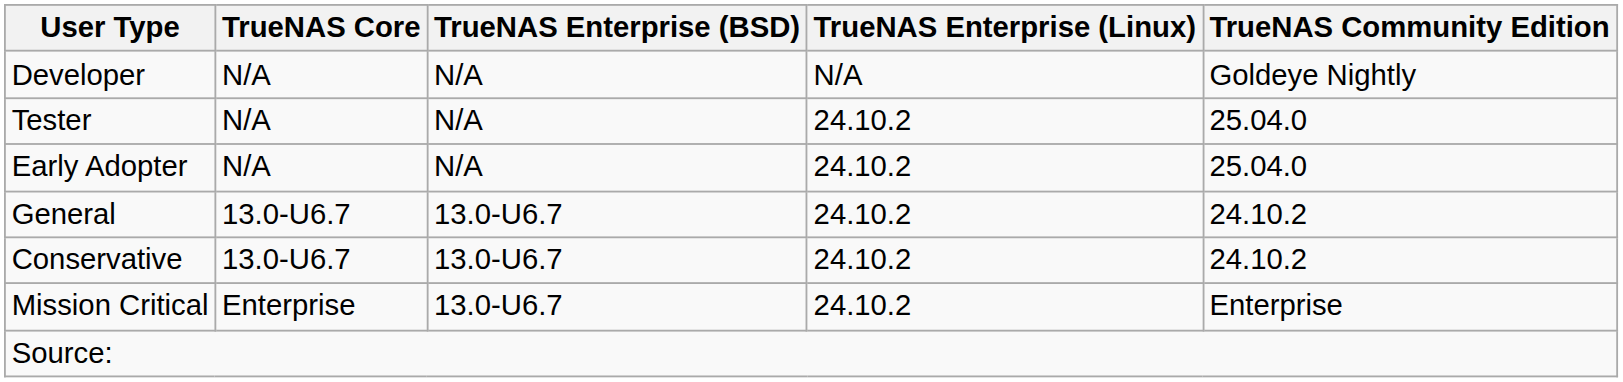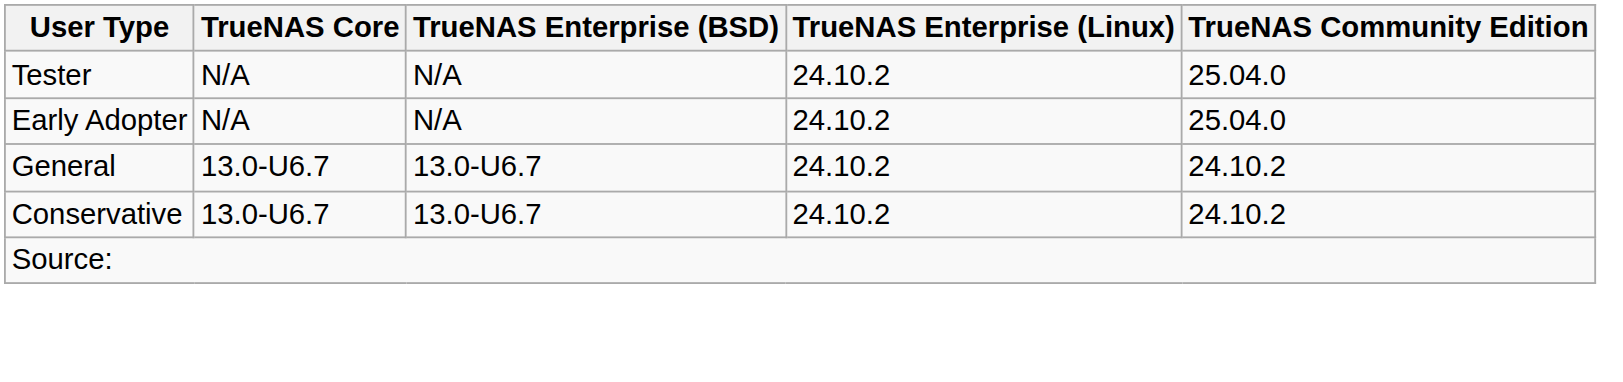- row: (78, 74)
- row: (110, 306)
